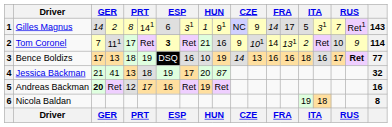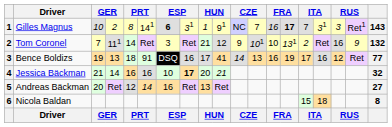(98, 26) 14 -> (98, 26) 10
(168, 26) normal -> (168, 26) bold
(257, 26) 9 -> (257, 26) 7
(273, 26) 14 -> (273, 26) 16
(290, 26) normal -> (290, 26) bold
(306, 26) 5 -> (306, 26) 7
(338, 26) 7 -> (338, 26) 3
(131, 43) 17 -> (131, 43) 14
(168, 43) bold -> (168, 43) normal
(221, 43) 16 -> (221, 43) 12
(273, 43) 14 -> (273, 43) 10
(338, 43) 10 -> (338, 43) 16
(377, 43) 114 -> (377, 43) 132
(98, 58) 17 -> (98, 58) 19
(147, 58) 19 -> (147, 58) 91
(205, 58) 10 -> (205, 58) 17
(221, 58) 19 -> (221, 58) 41
(290, 58) 16 -> (290, 58) 19
(306, 58) 18 -> (306, 58) 17
(338, 58) 17 -> (338, 58) 12
(357, 58) bold -> (357, 58) normal
(114, 72) 41 -> (114, 72) 14
(131, 72) 13 -> (131, 72) 16
(147, 72) 18 -> (147, 72) 16
(168, 72) 19 -> (168, 72) 10
(189, 72) normal -> (189, 72) bold
(221, 72) 87 -> (221, 72) 21
(98, 86) bold -> (98, 86) normal
(147, 86) 17 -> (147, 86) 14
(205, 86) 19 -> (205, 86) 13
(377, 86) 16 -> (377, 86) 27
(306, 101) 19 -> (306, 101) 15
